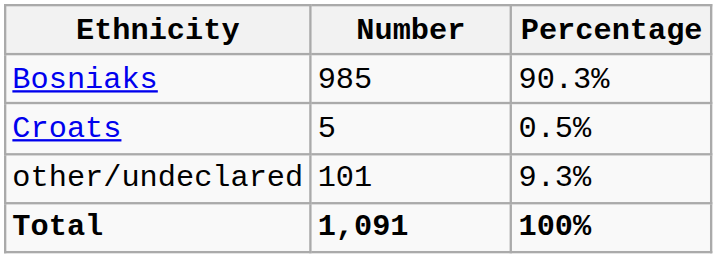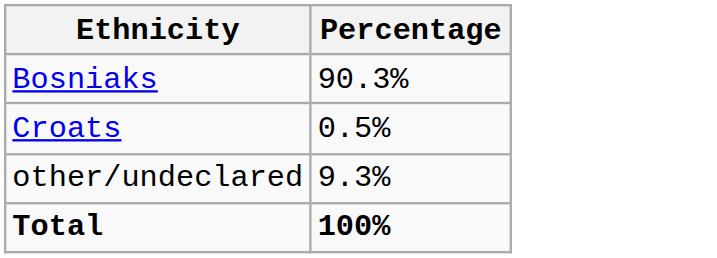- column: (411, 30)
